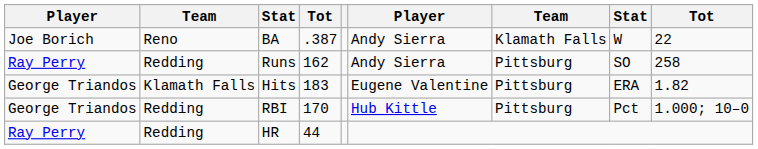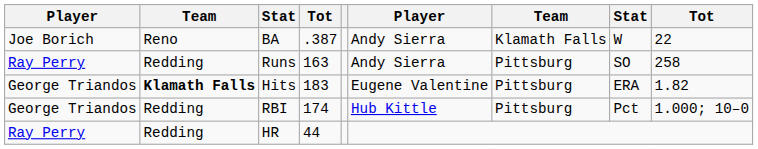(316, 63) 162 -> (316, 63) 163
(199, 86) normal -> (199, 86) bold
(316, 109) 170 -> (316, 109) 174
